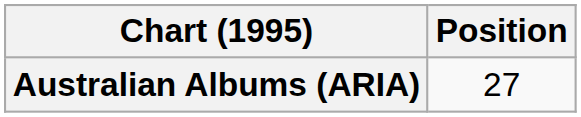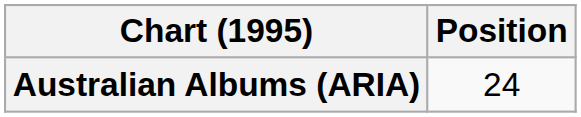(502, 84) 27 -> (502, 84) 24
